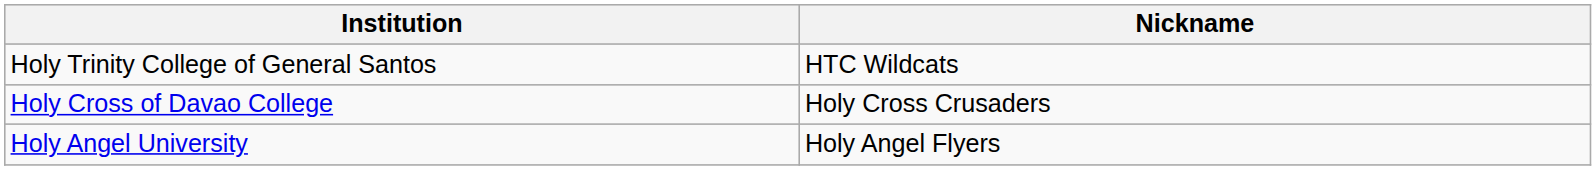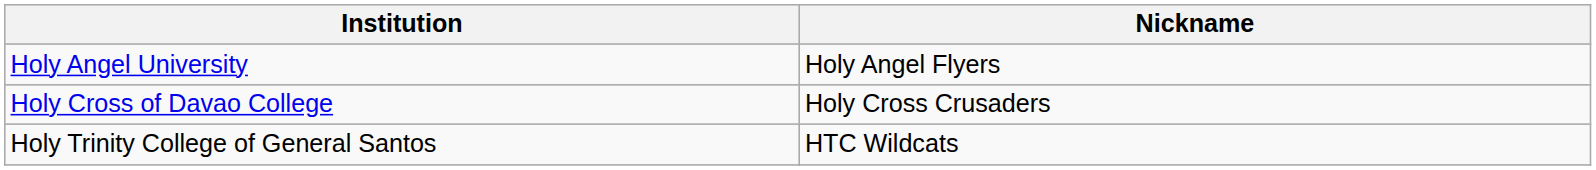rows swapped: (129, 143) <-> (224, 64)
